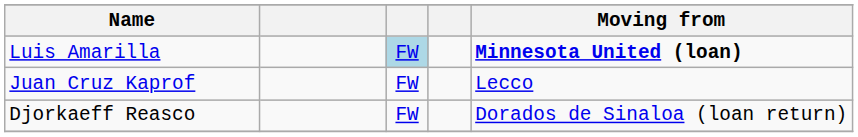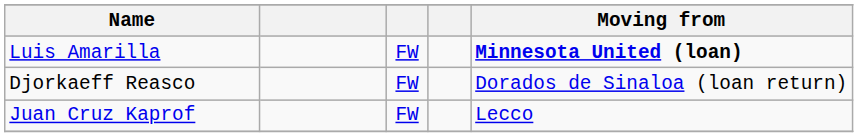(407, 52) lightblue background -> (407, 52) no background
rows swapped: (102, 84) <-> (102, 115)
